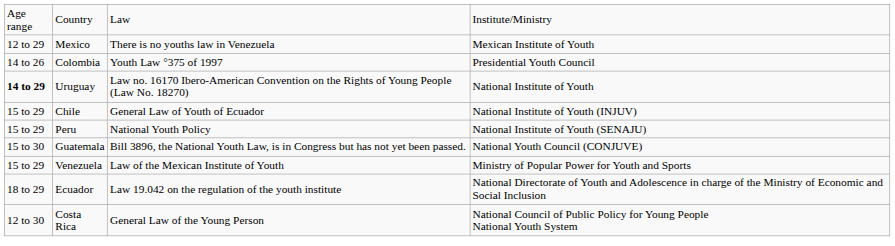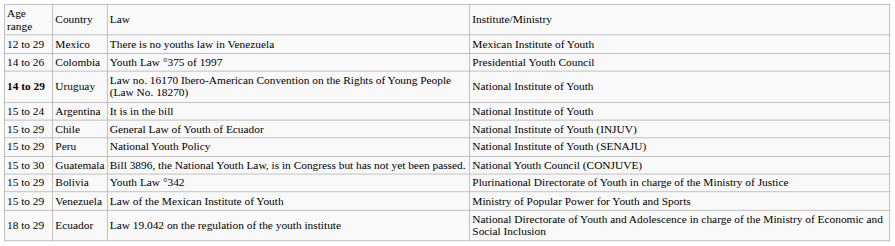+ row: (78, 111)
+ row: (72, 183)
- row: (68, 220)
